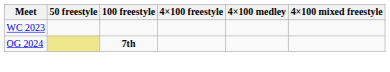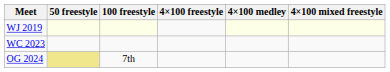+ row: (24, 28)
(129, 43) bold -> (129, 59) normal
